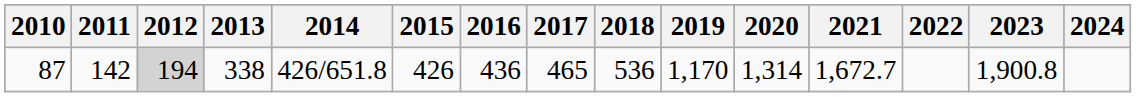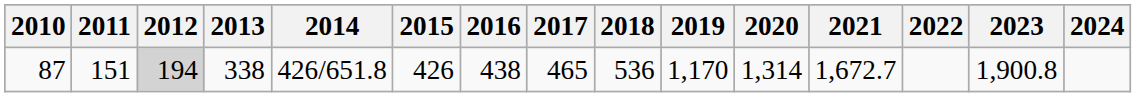(111, 69) 142 -> (111, 69) 151
(500, 69) 436 -> (500, 69) 438
